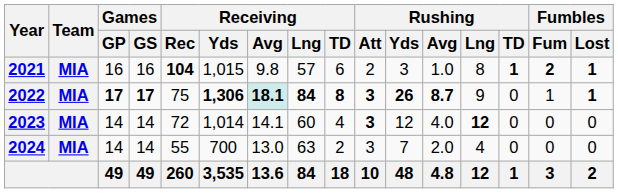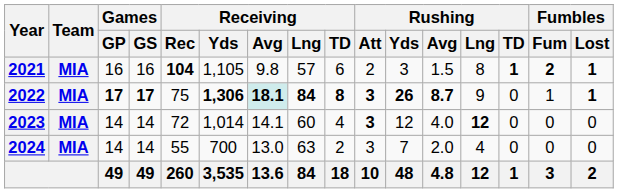(223, 69) 1,015 -> (223, 69) 1,105
(442, 69) 1.0 -> (442, 69) 1.5
